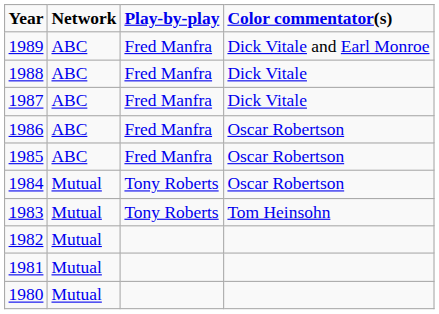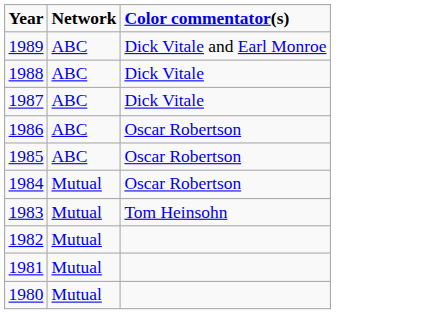- column: (172, 18)
